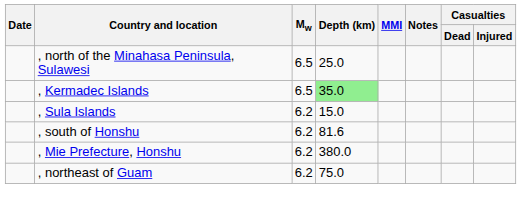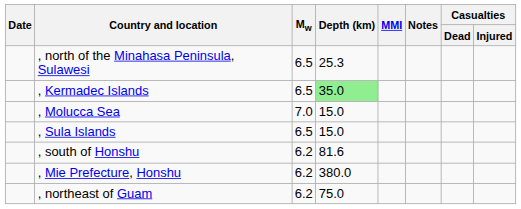(331, 63) 25.0 -> (331, 63) 25.3
+ row: (79, 111)
(304, 111) 6.2 -> (304, 132) 6.5
